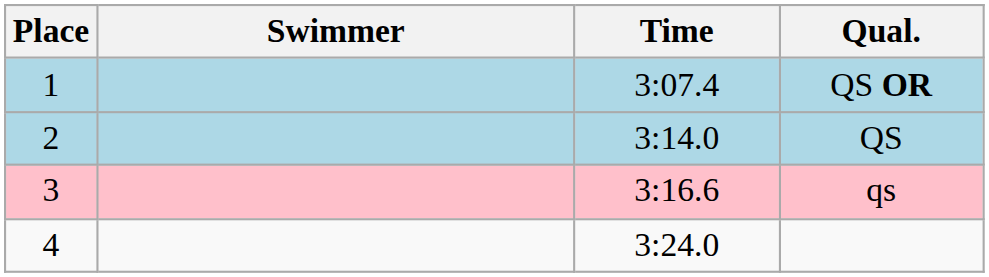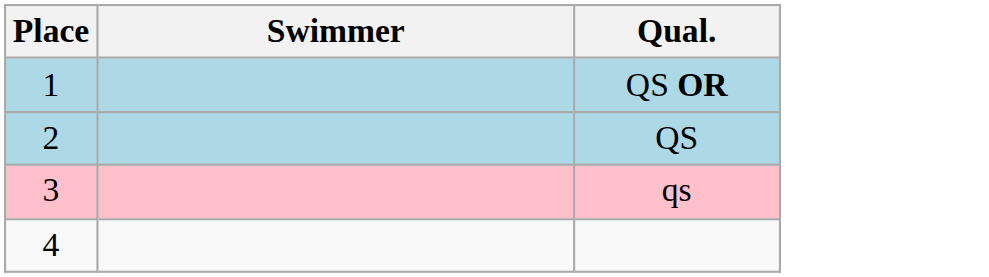- column: (677, 31)
